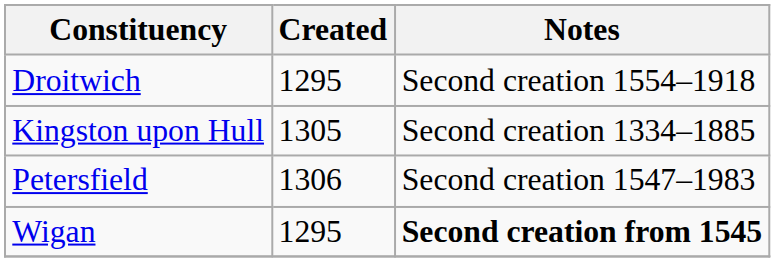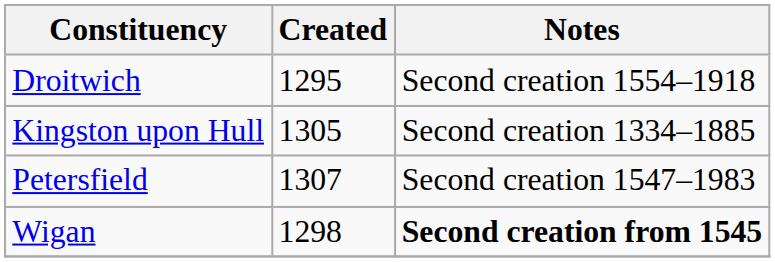(310, 180) 1306 -> (310, 180) 1307
(310, 230) 1295 -> (310, 230) 1298
